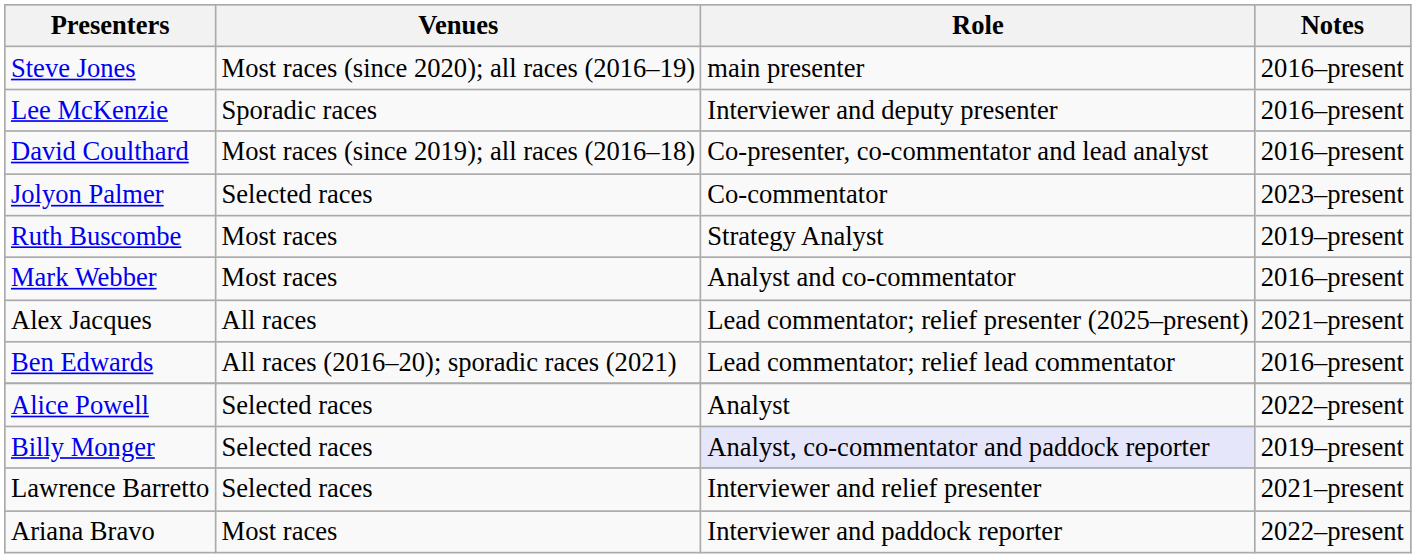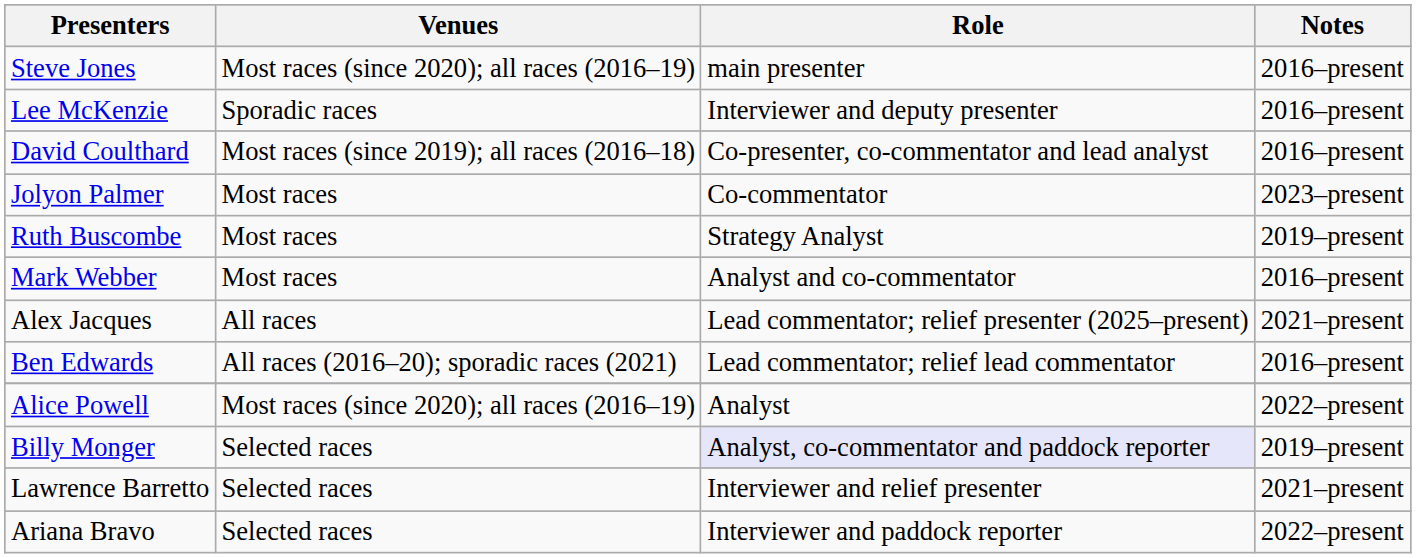(297, 194) Selected races -> (279, 194) Most races
(297, 404) Selected races -> (458, 404) Most races (since 2020); all races (2016–19)
(279, 531) Most races -> (297, 531) Selected races
